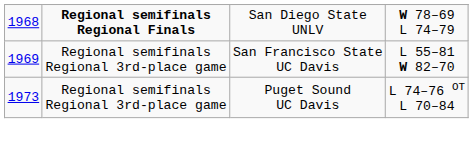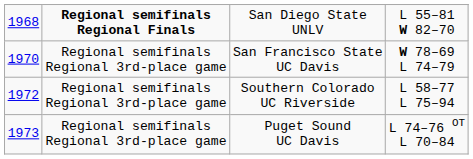(427, 23) W 78–69 L 74–79 -> (427, 23) L 55–81 W 82–70
(23, 59) 1969 -> (23, 59) 1970
(427, 59) L 55–81 W 82–70 -> (427, 59) W 78–69 L 74–79
+ row: (308, 96)
